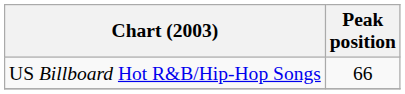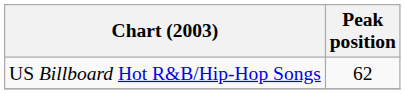(363, 72) 66 -> (363, 72) 62
